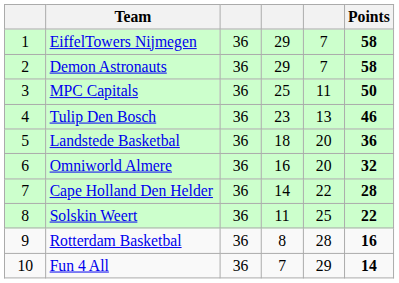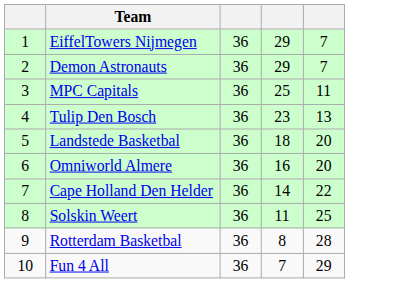- column: (369, 16)
